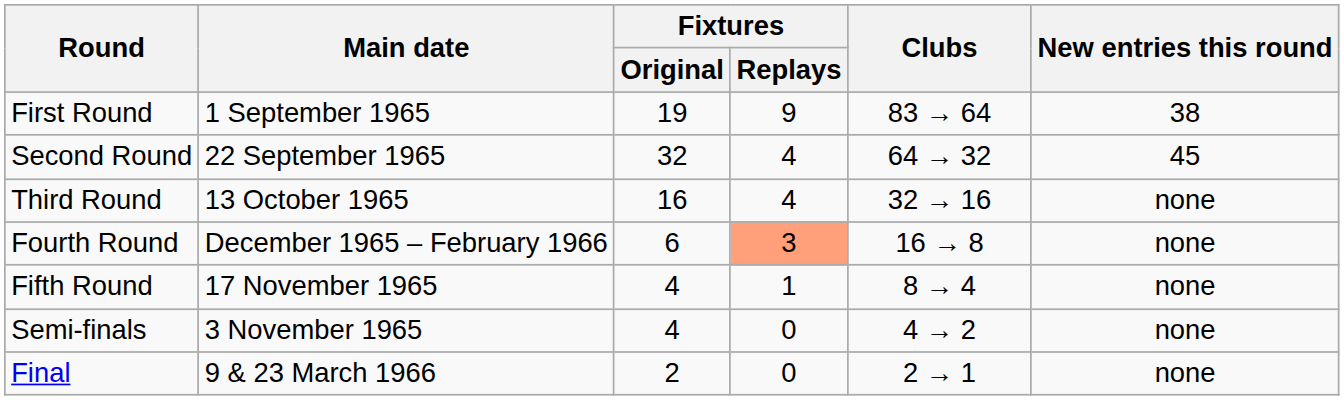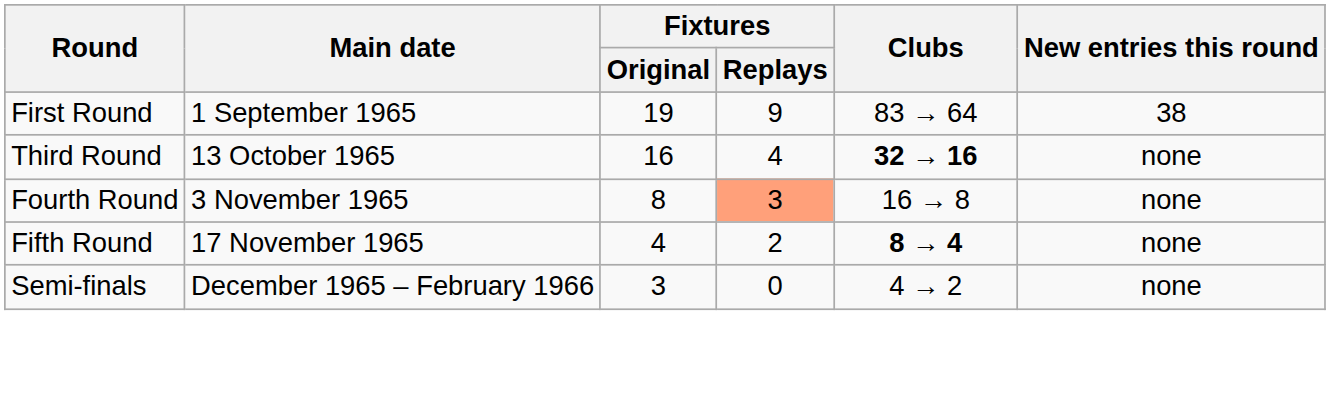- row: (102, 156)
(939, 199) normal -> (926, 156) bold
(406, 243) December 1965 – February 1966 -> (300, 199) 3 November 1965
(672, 243) 6 -> (658, 199) 8
(789, 286) 1 -> (775, 243) 2
(940, 286) normal -> (926, 243) bold
(314, 329) 3 November 1965 -> (393, 286) December 1965 – February 1966
(672, 329) 4 -> (658, 286) 3
- row: (41, 373)
